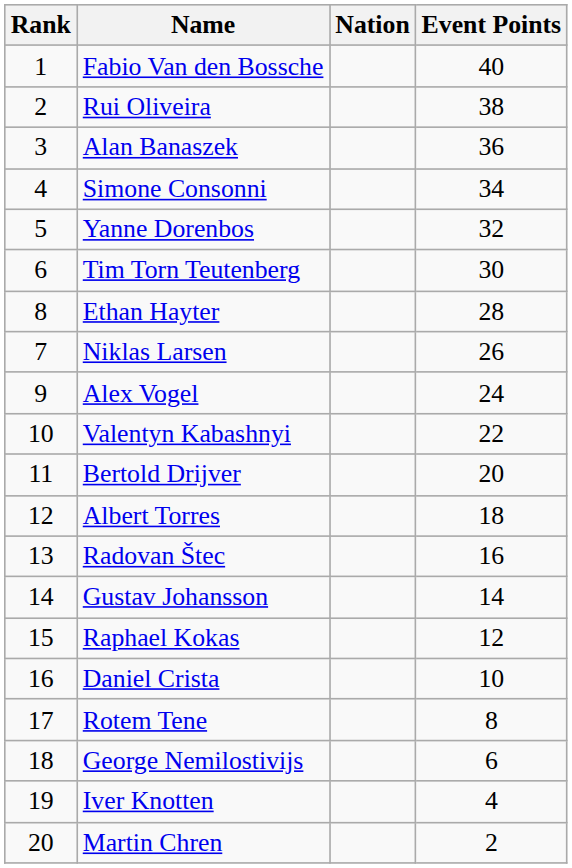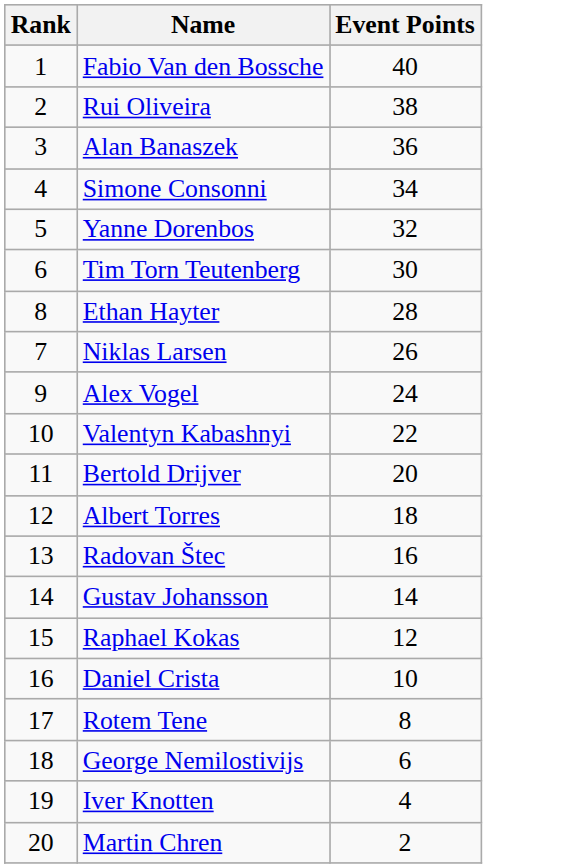- column: (373, 24)
